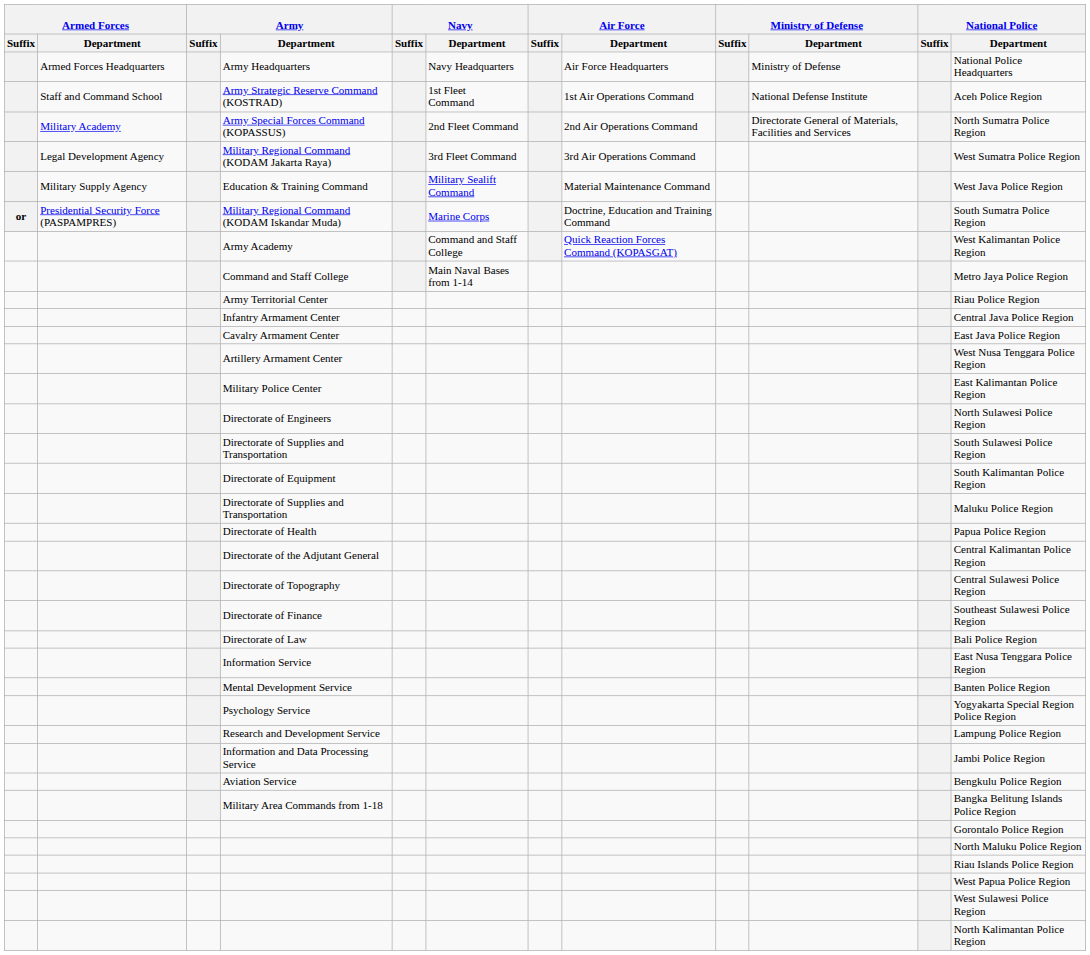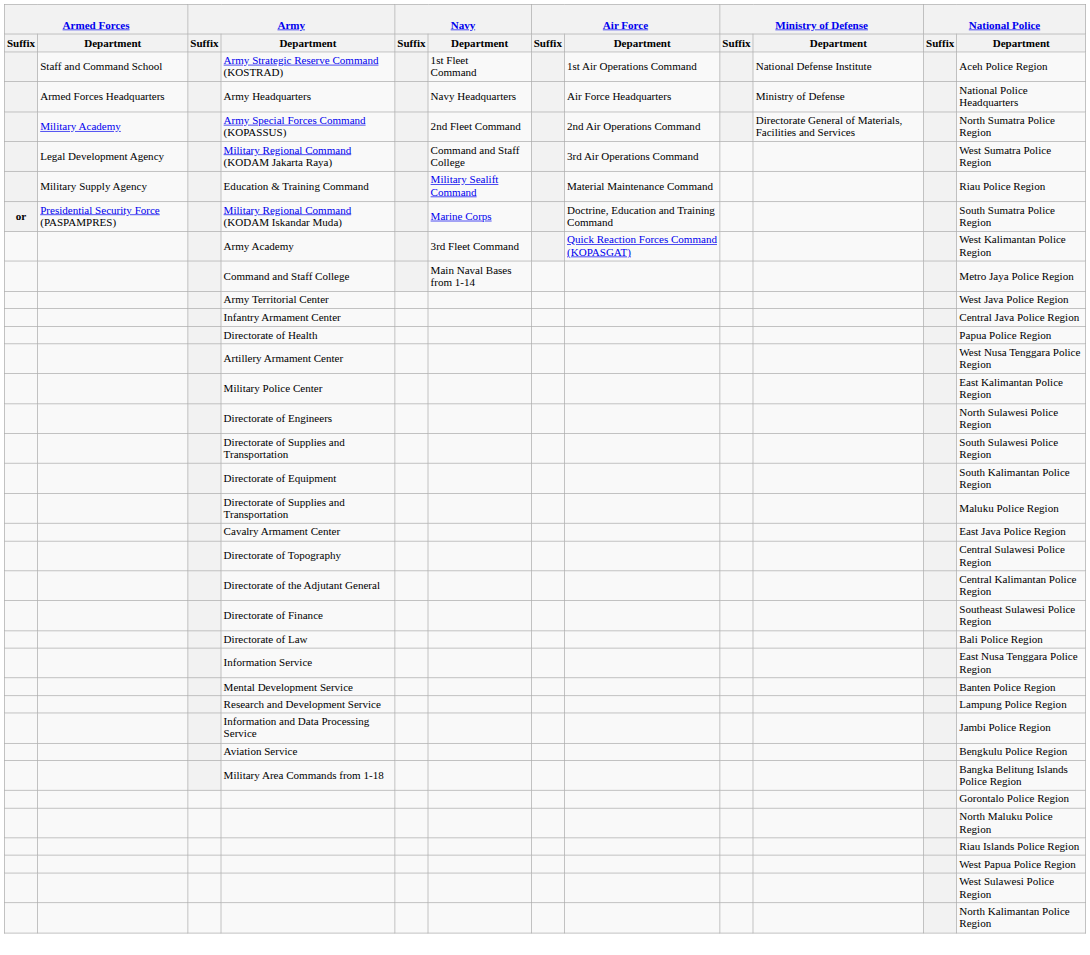rows swapped: (102, 66) <-> (101, 96)
(472, 156) 3rd Fleet Command -> (475, 156) Command and Staff College
(1008, 186) West Java Police Region -> (1002, 186) Riau Police Region
(473, 246) Command and Staff College -> (475, 246) 3rd Fleet Command
(997, 300) Riau Police Region -> (1014, 300) West Java Police Region
rows swapped: (112, 335) <-> (112, 532)
rows swapped: (112, 556) <-> (112, 586)
- row: (112, 711)
